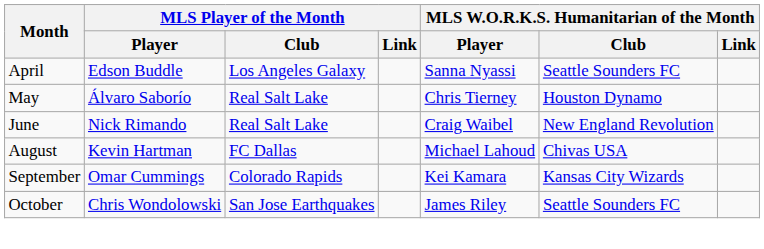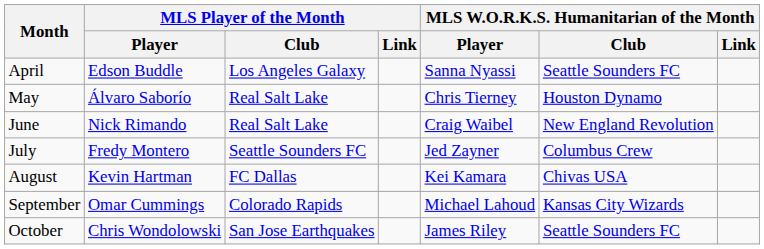+ row: (22, 151)
(480, 151) Michael Lahoud -> (465, 177) Kei Kamara
(465, 177) Kei Kamara -> (480, 204) Michael Lahoud
